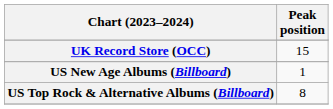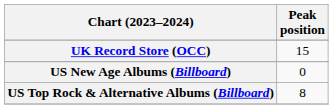(302, 72) 1 -> (302, 72) 0
